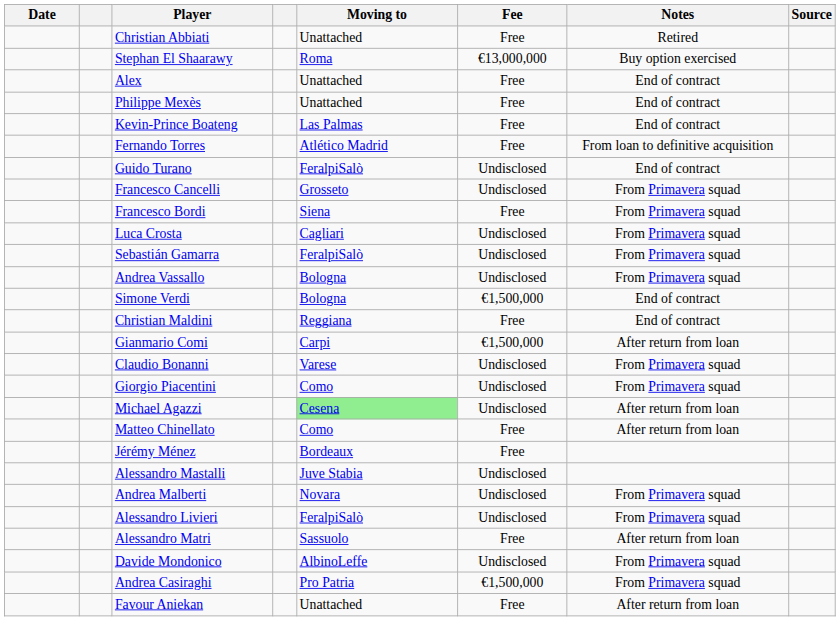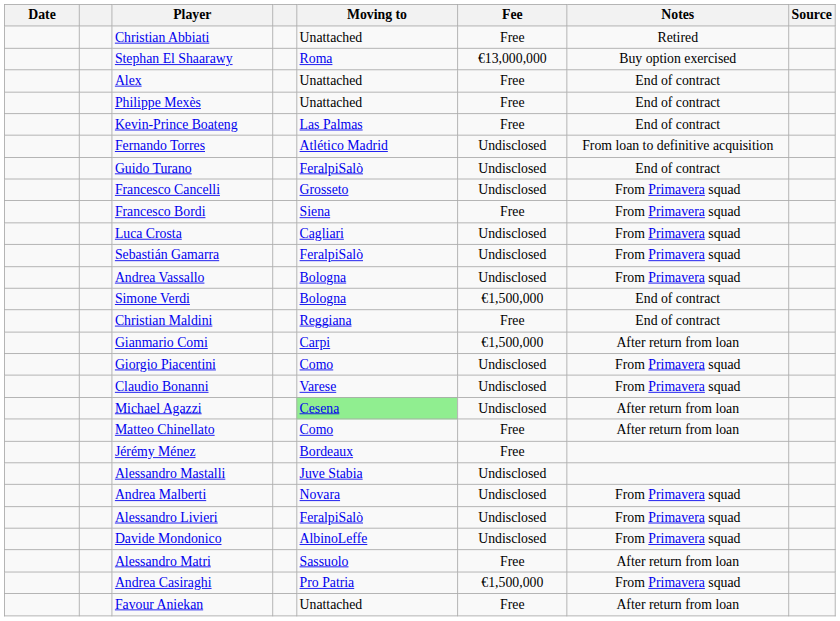(512, 146) Free -> (512, 146) Undisclosed
rows swapped: (165, 386) <-> (162, 364)
rows swapped: (163, 539) <-> (168, 560)
